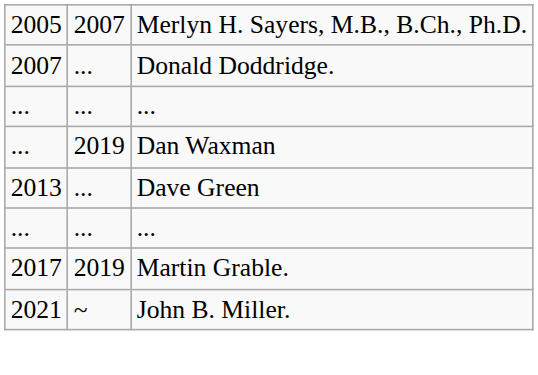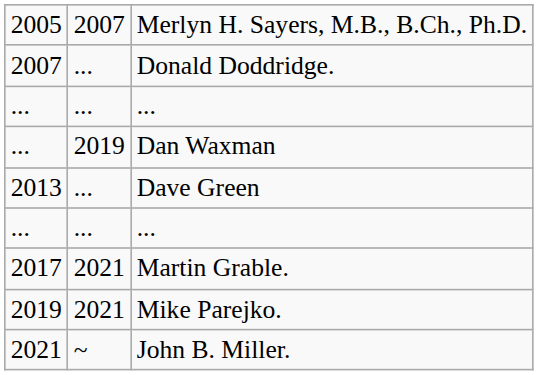(99, 268) 2019 -> (99, 268) 2021
+ row: (36, 308)
